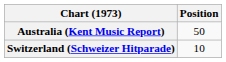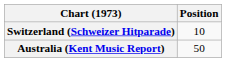rows swapped: (91, 31) <-> (91, 48)
